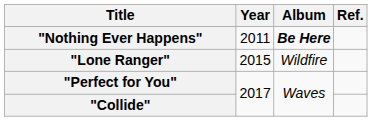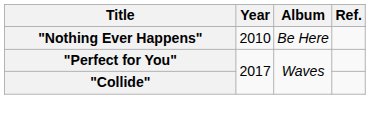(255, 37) 2011 -> (255, 37) 2010
(304, 37) bold -> (303, 37) normal
- row: (120, 60)
